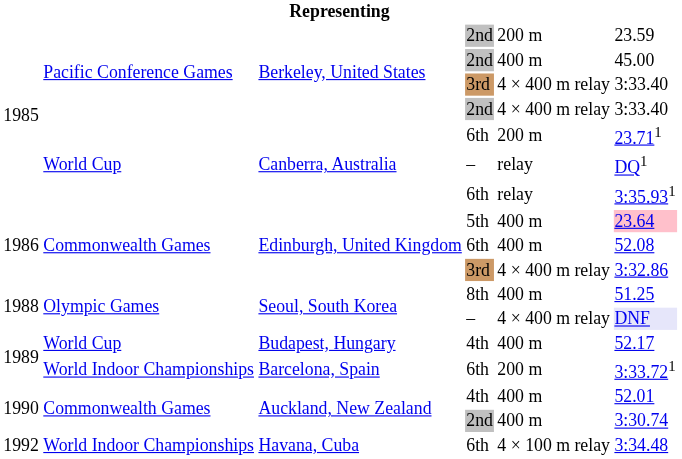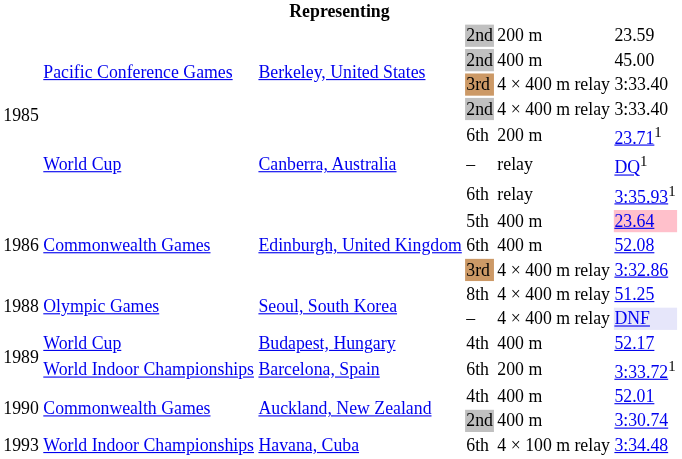(520, 294) 400 m -> (554, 294) 4 × 400 m relay
(21, 445) 1992 -> (21, 445) 1993
